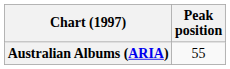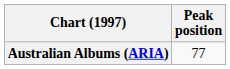(199, 53) 55 -> (199, 53) 77
